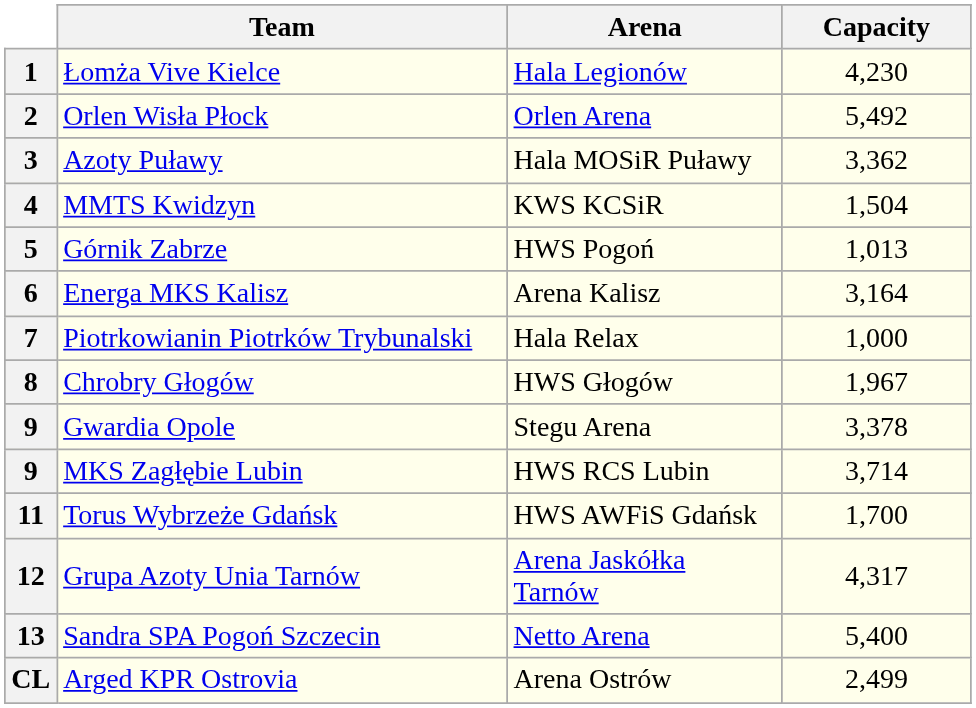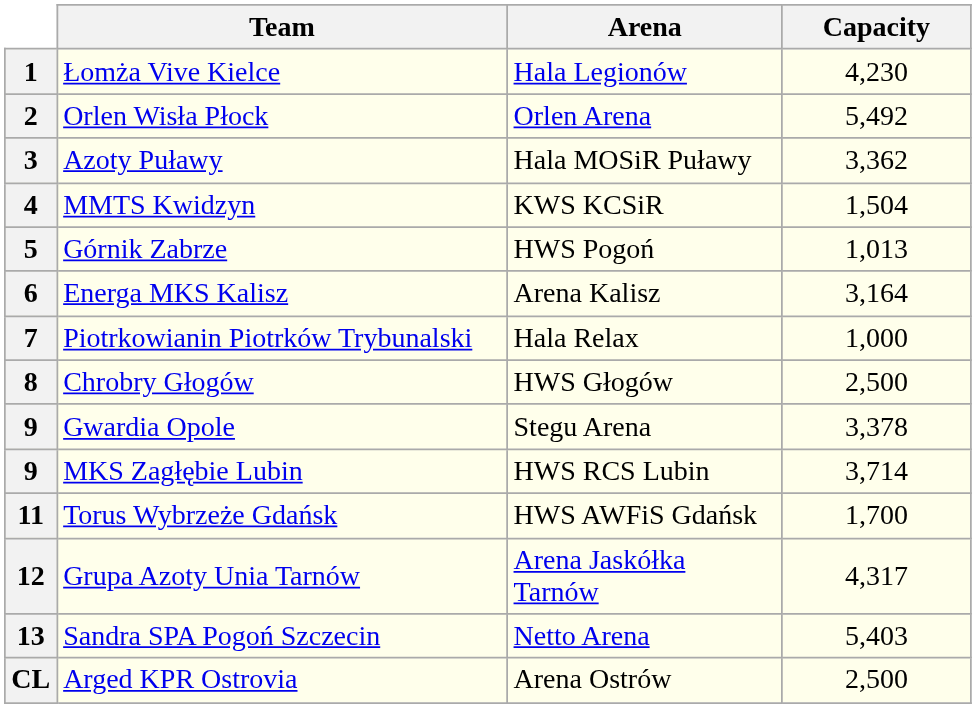(876, 381) 1,967 -> (876, 381) 2,500
(876, 635) 5,400 -> (876, 635) 5,403
(876, 679) 2,499 -> (876, 679) 2,500
